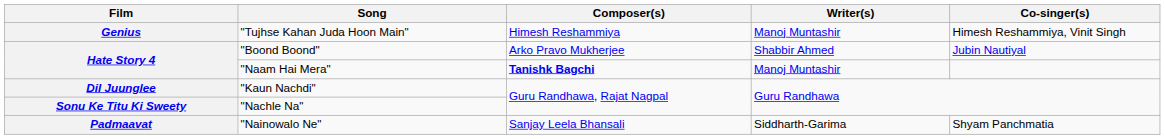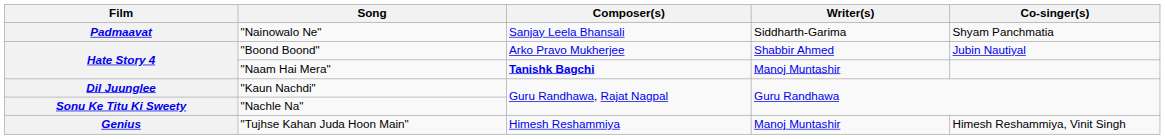rows swapped: (281, 124) <-> (325, 32)
